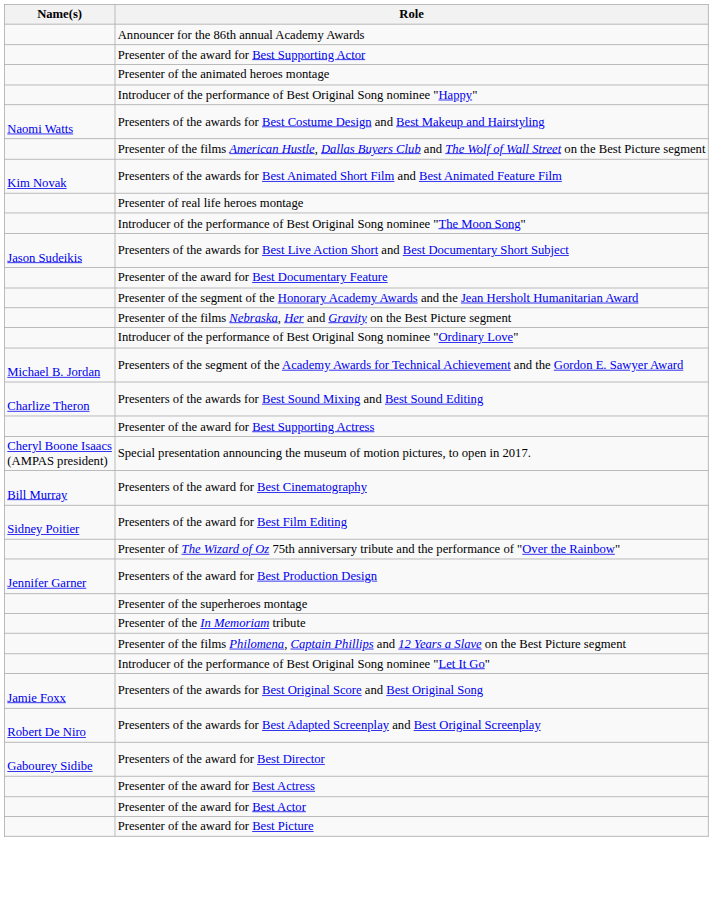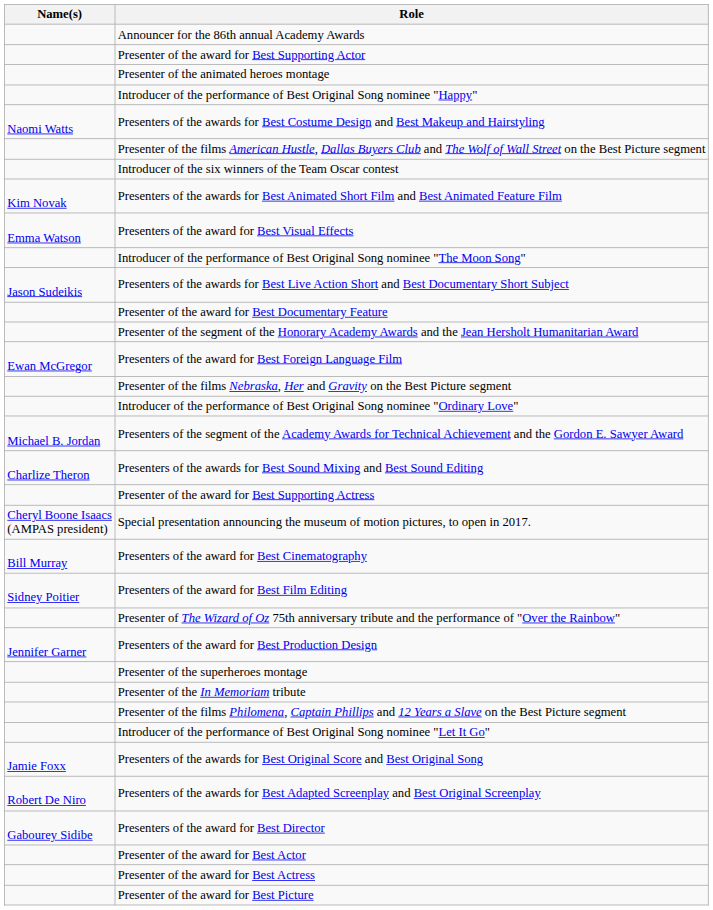+ row: (258, 169)
- row: (211, 203)
+ row: (236, 230)
+ row: (260, 359)
rows swapped: (216, 786) <-> (212, 806)
